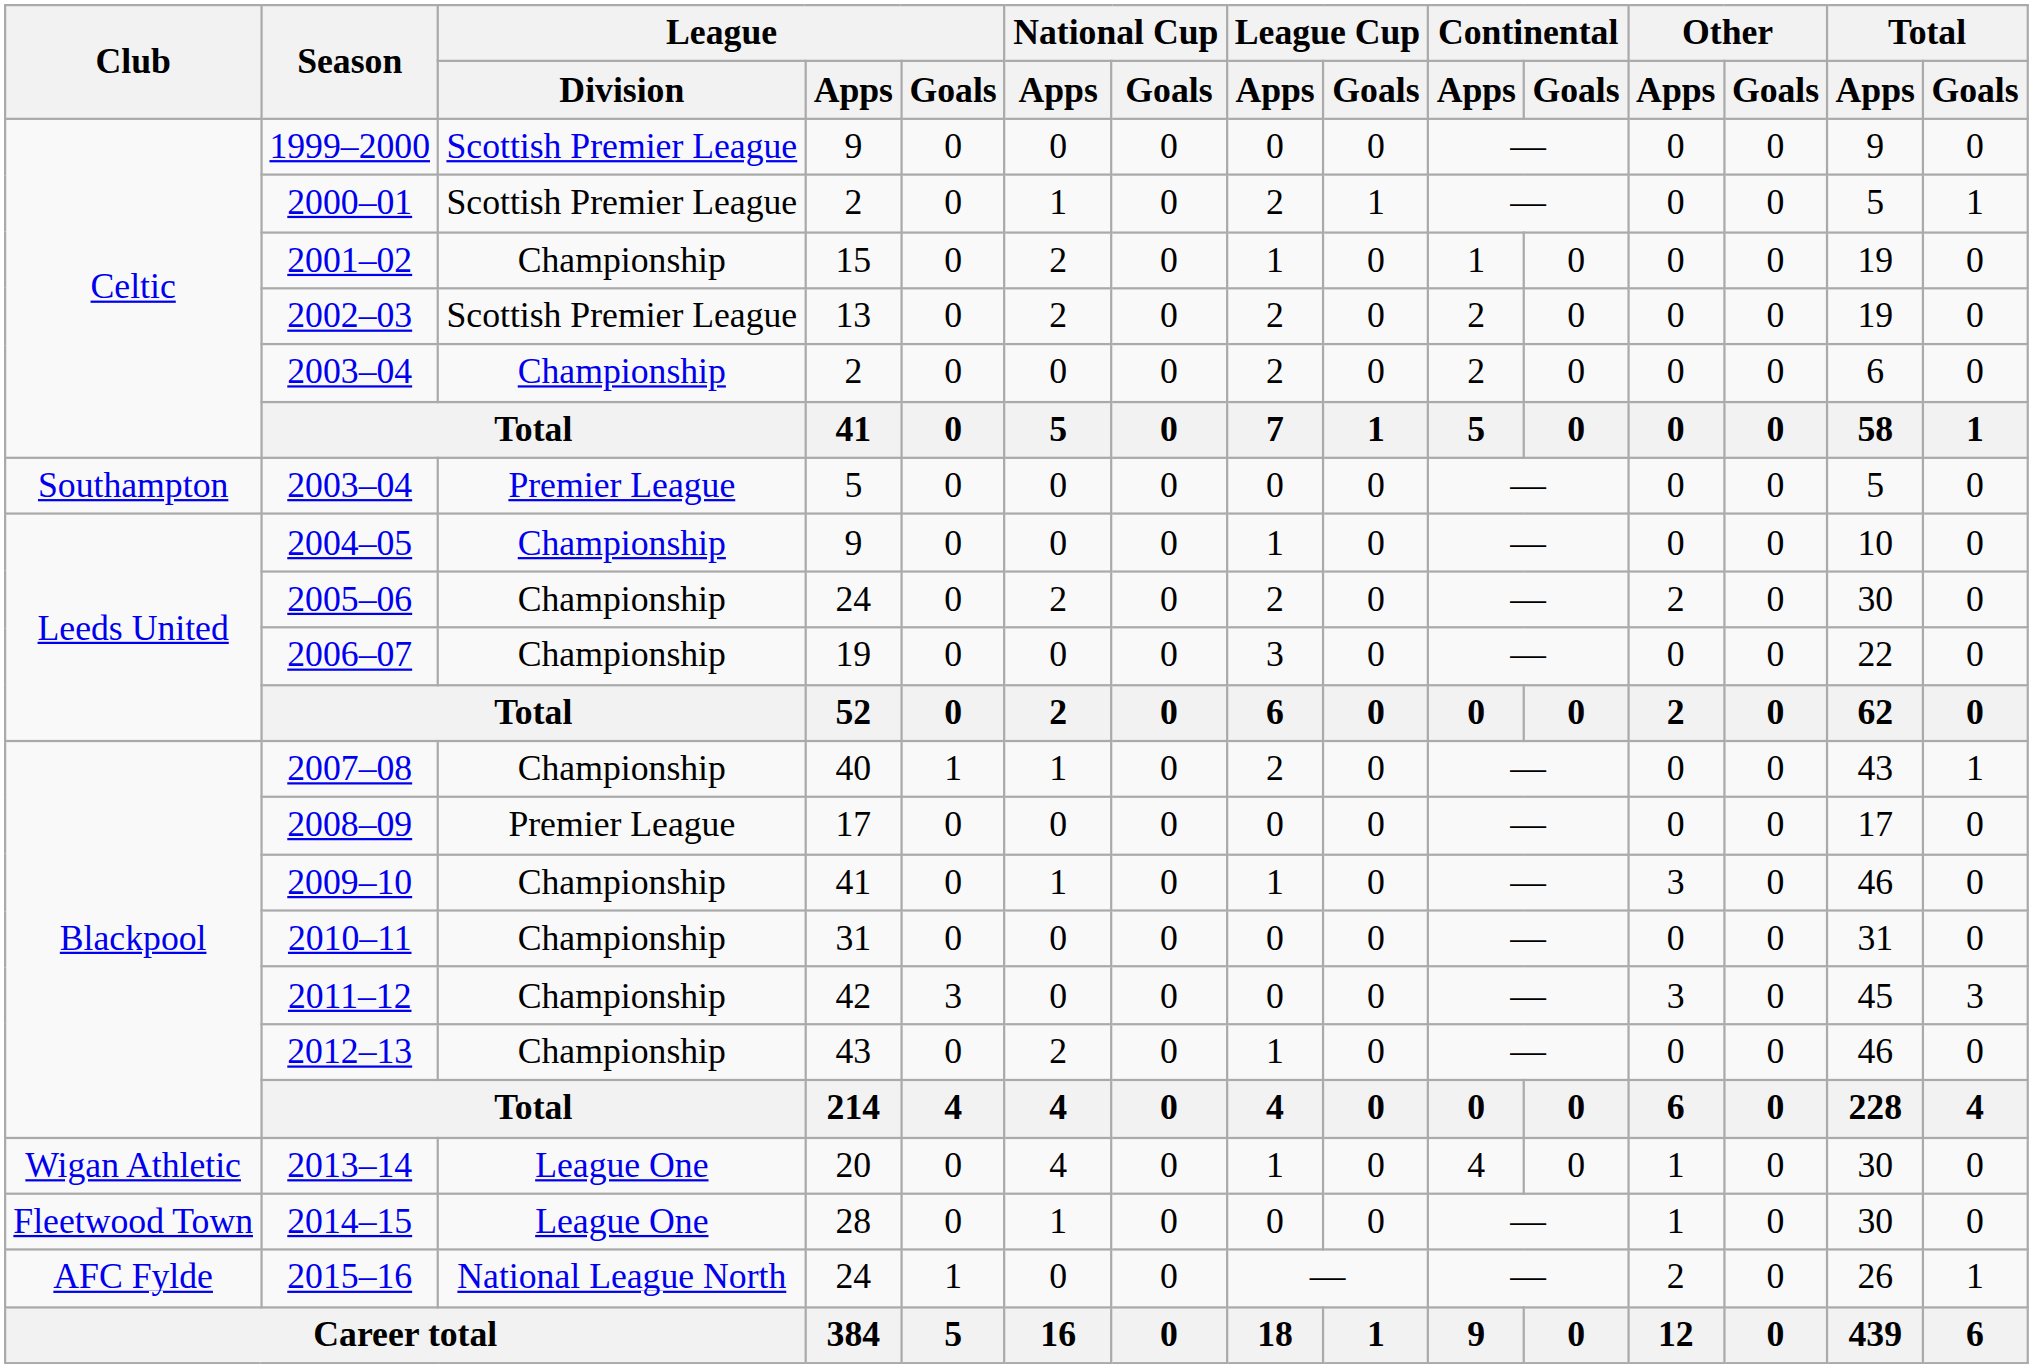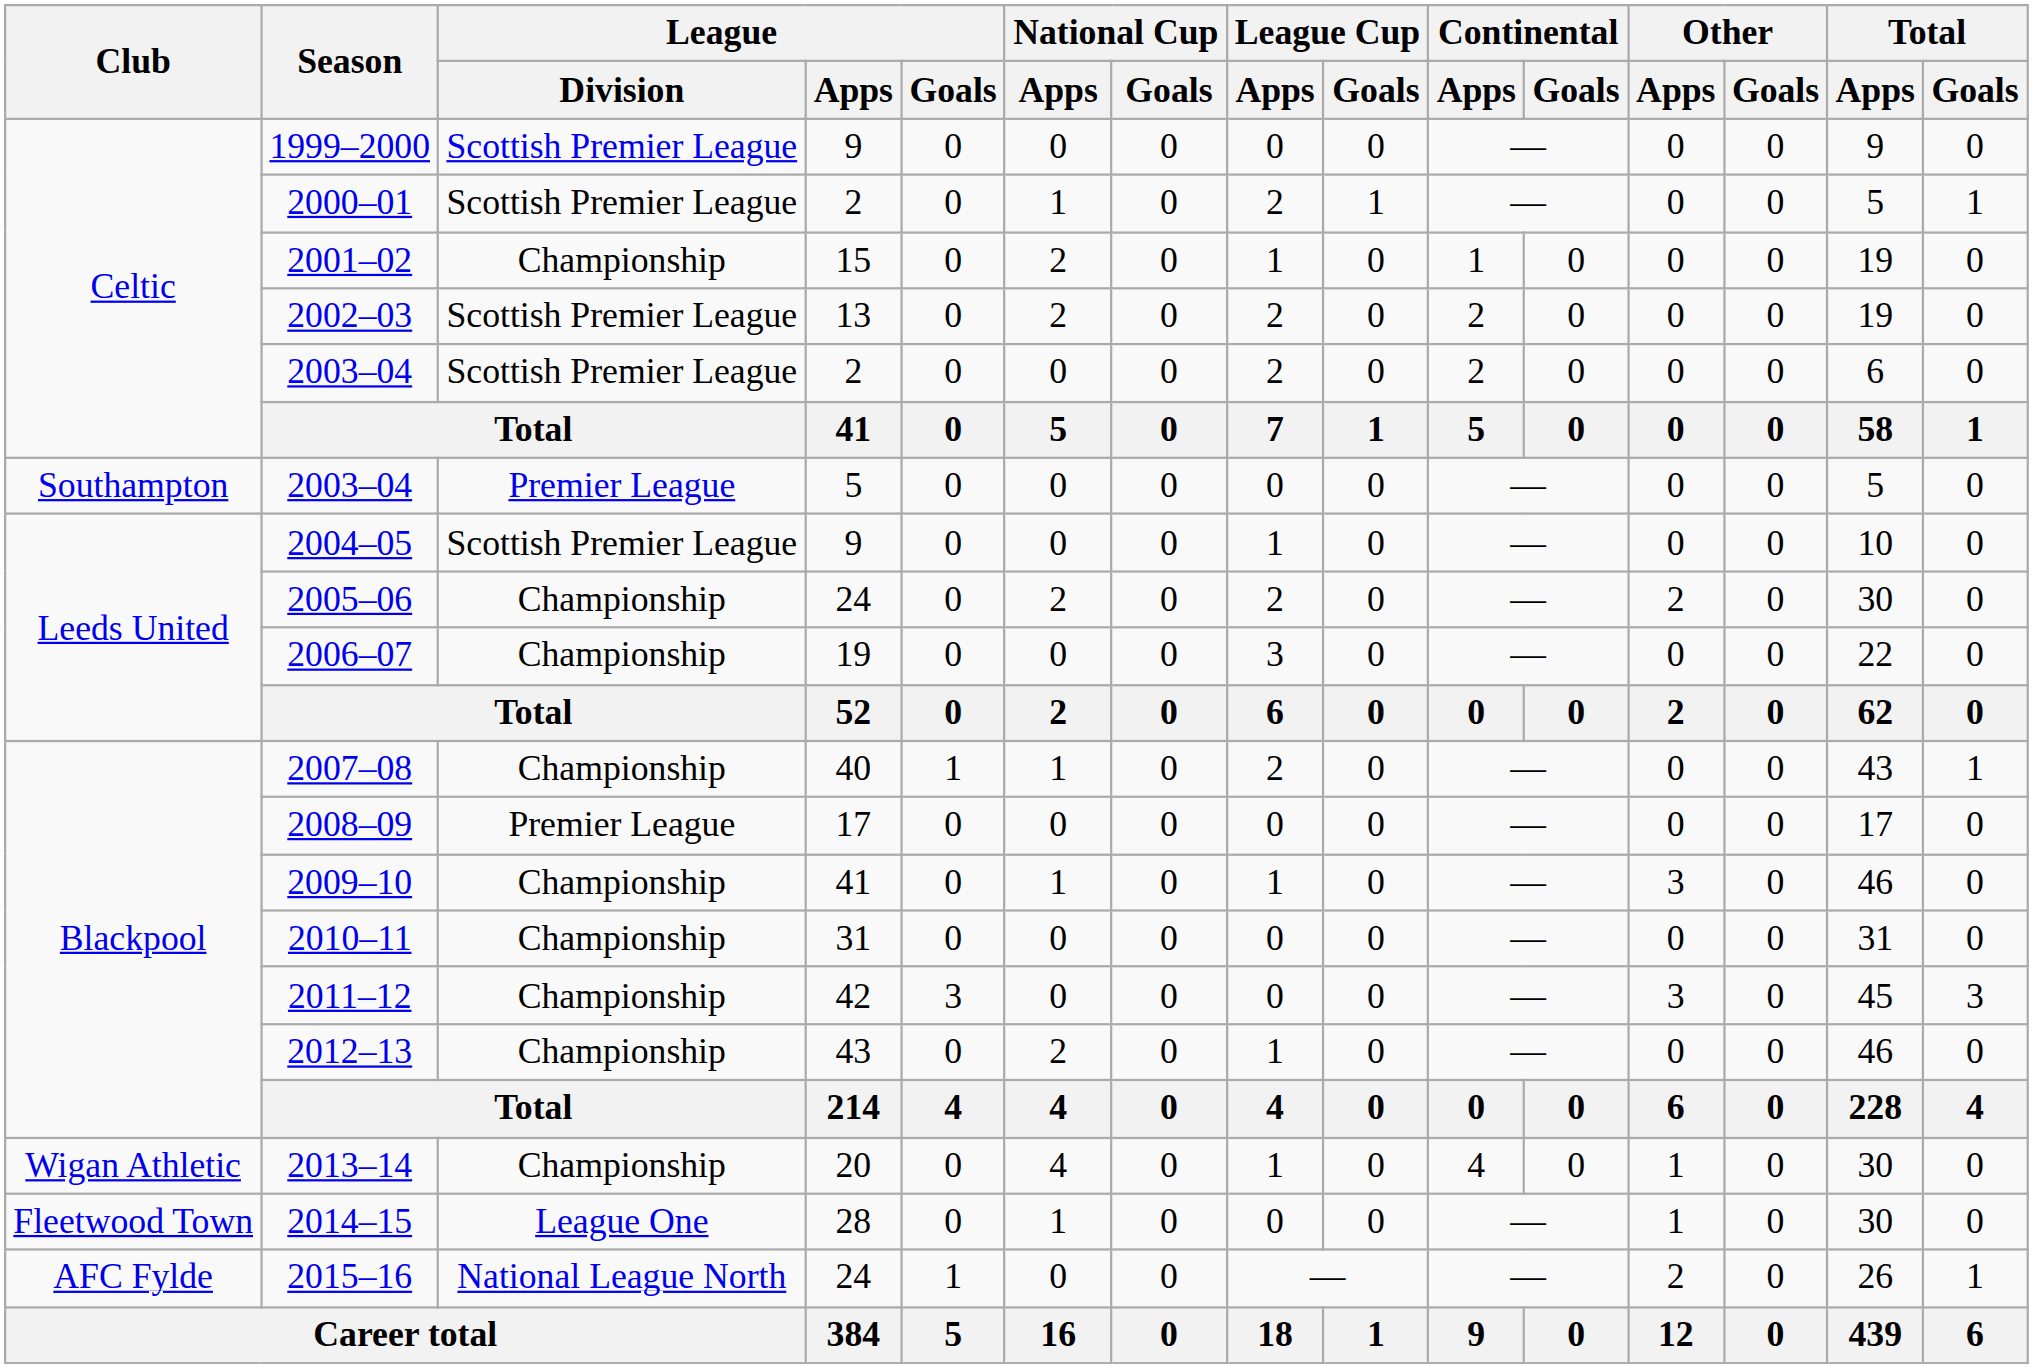(622, 372) Championship -> (622, 372) Scottish Premier League
(622, 542) Championship -> (622, 542) Scottish Premier League
(622, 1164) League One -> (622, 1164) Championship
